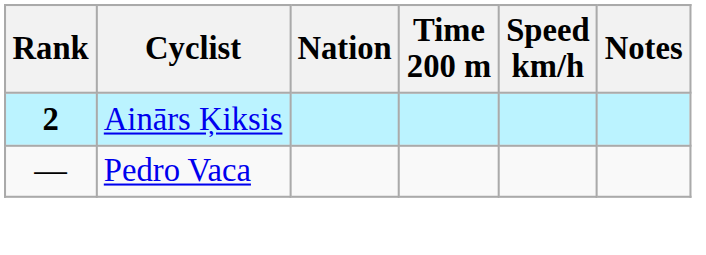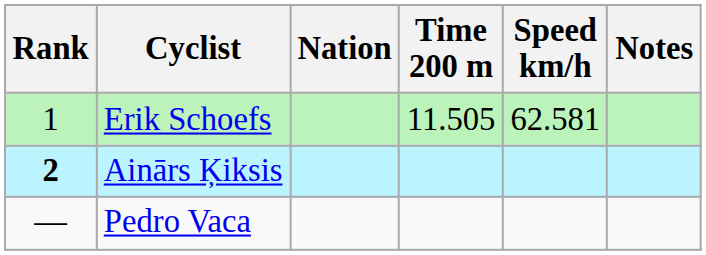+ row: (188, 118)
